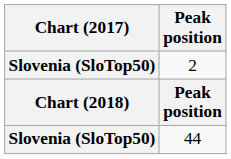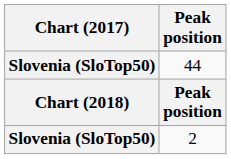rows swapped: (193, 65) <-> (193, 139)
